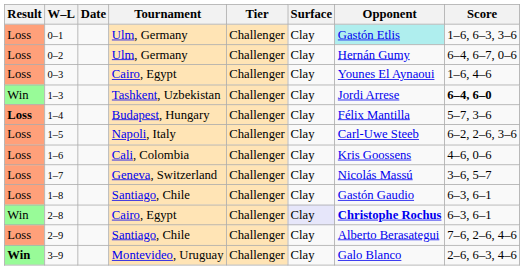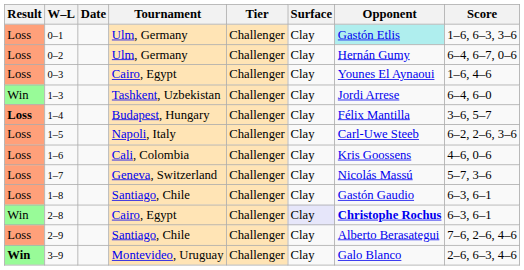(469, 94) bold -> (469, 94) normal
(469, 114) 5–7, 3–6 -> (469, 114) 3–6, 5–7
(469, 174) 3–6, 5–7 -> (469, 174) 5–7, 3–6
